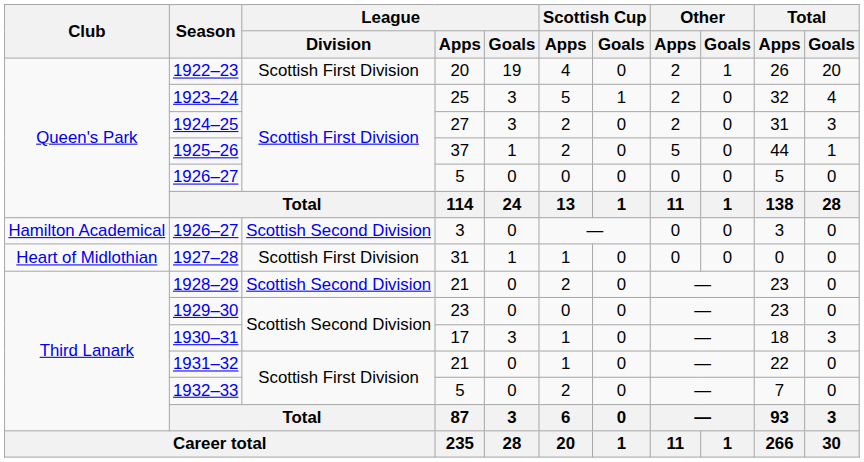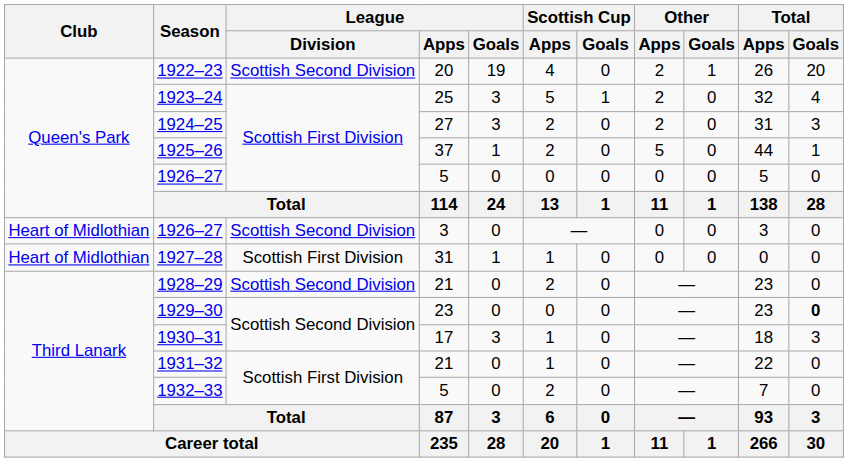(339, 71) Scottish First Division -> (323, 71) Scottish Second Division
(87, 230) Hamilton Academical -> (79, 230) Heart of Midlothian
(832, 310) normal -> (816, 310) bold
